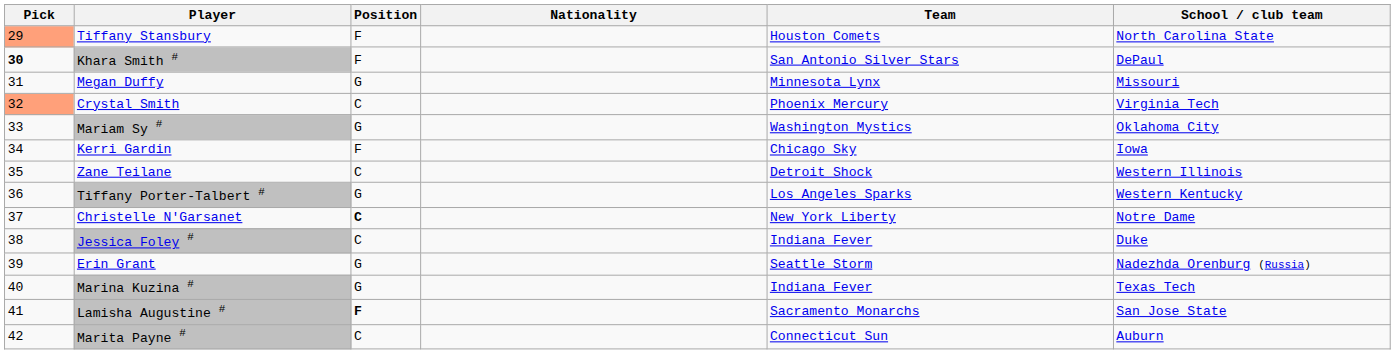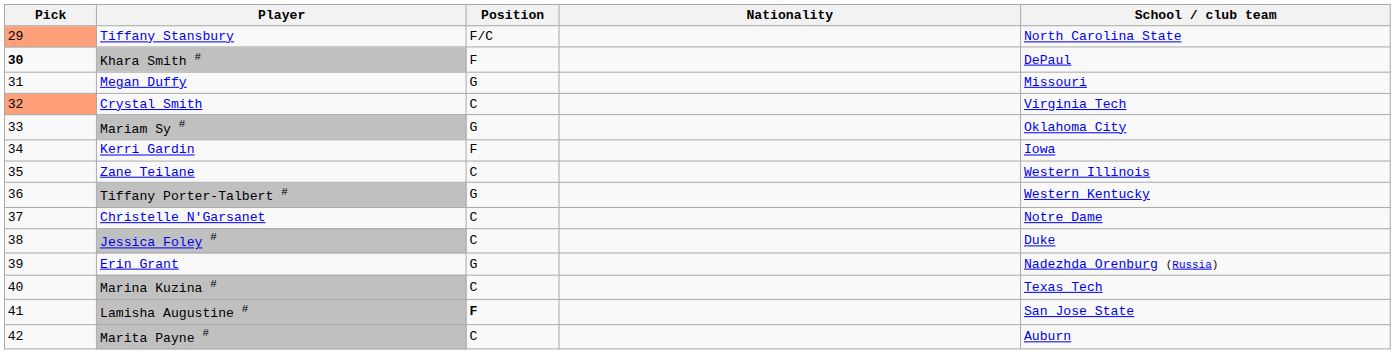- column: (940, 15)
(358, 37) F -> (481, 37) F/C
(358, 218) bold -> (474, 218) normal
(358, 287) G -> (474, 287) C
